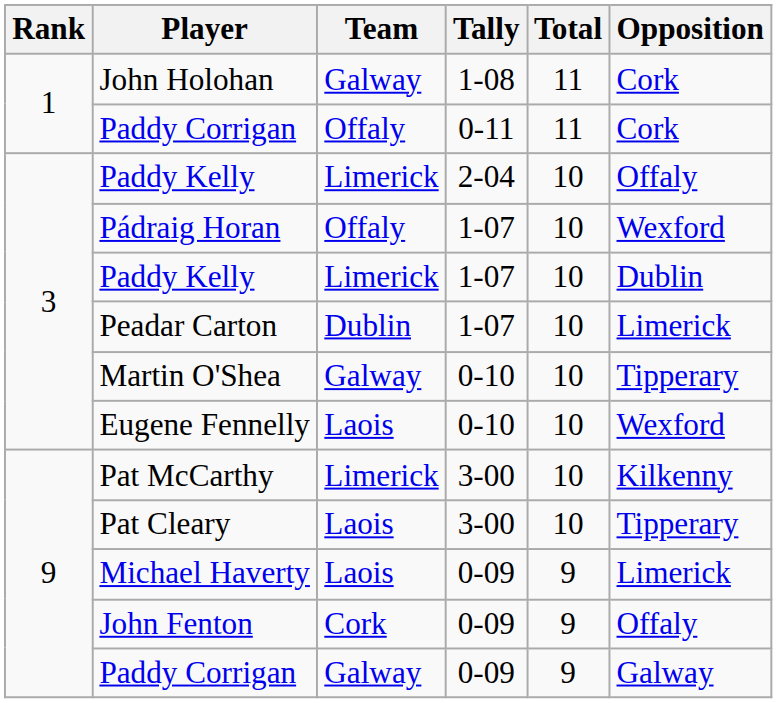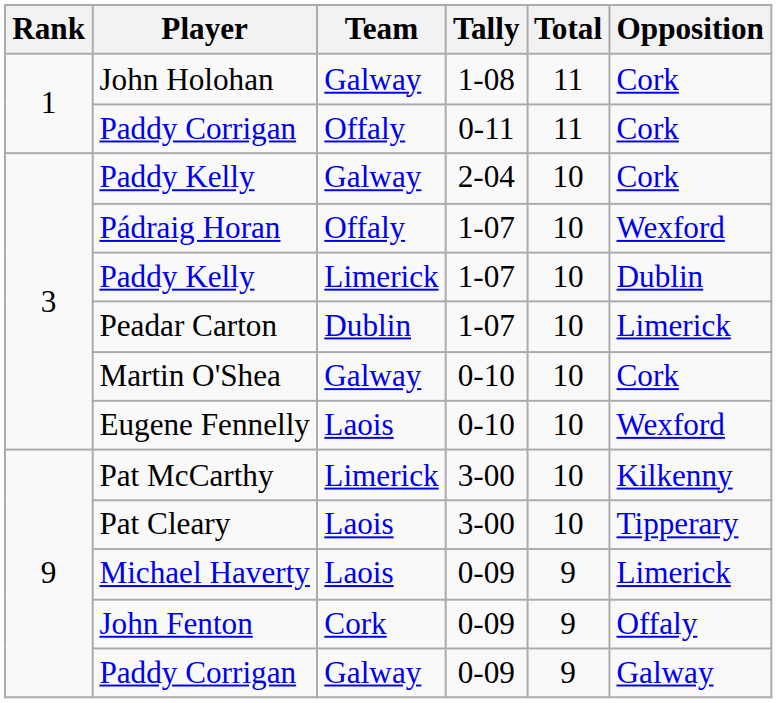(381, 177) Limerick -> (373, 177) Galway
(657, 177) Offaly -> (648, 177) Cork
(677, 375) Tipperary -> (648, 375) Cork
